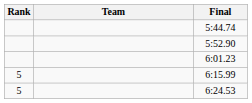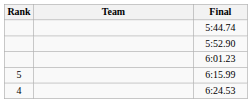(19, 91) 5 -> (19, 91) 4
